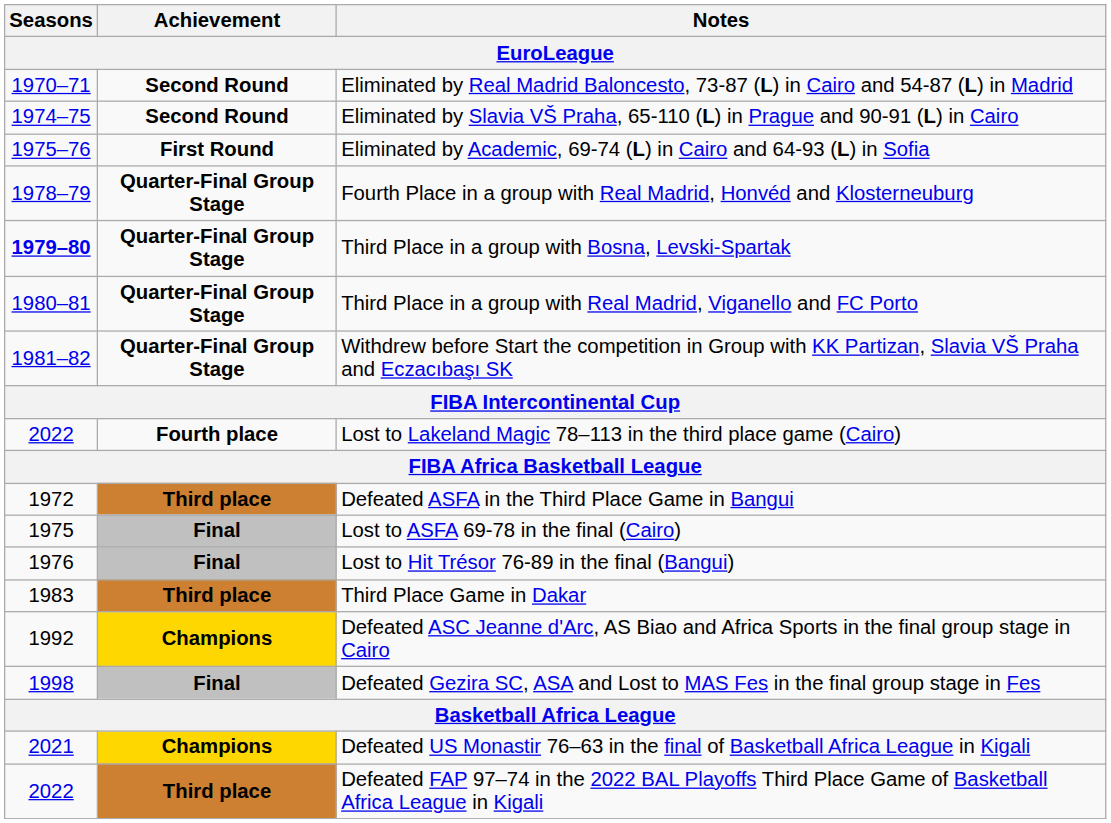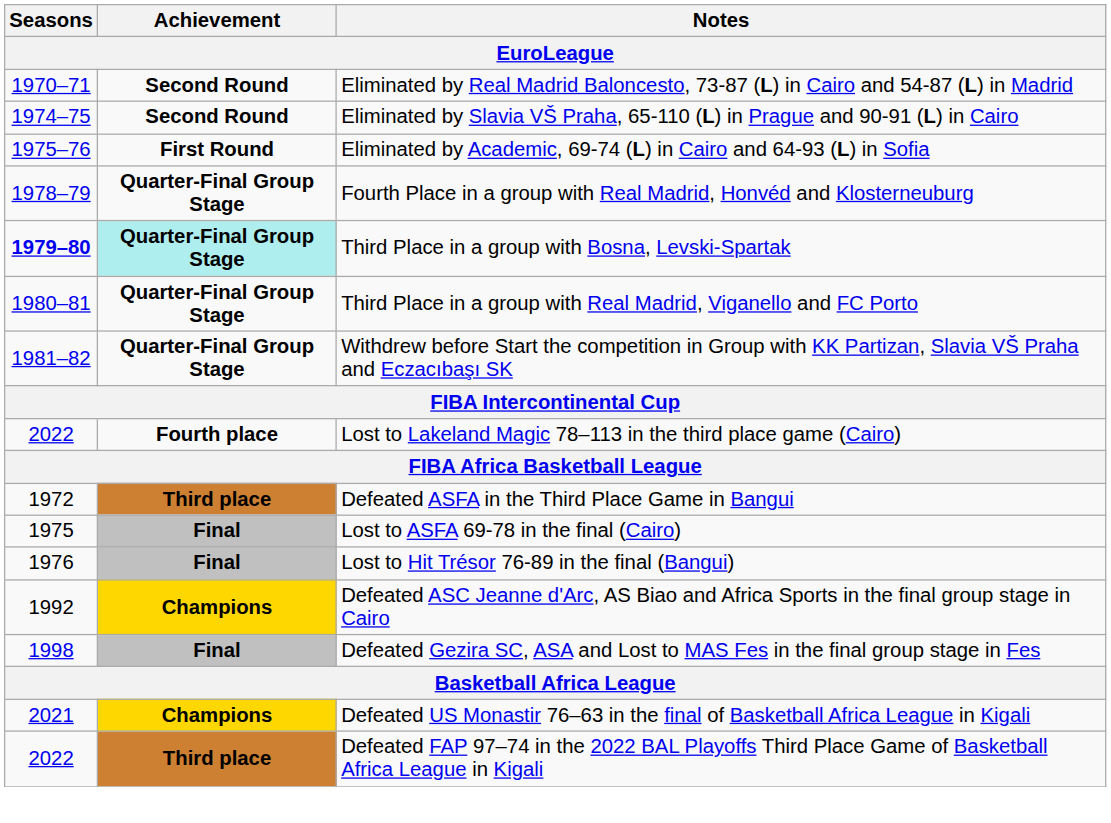(217, 248) no background -> (217, 248) paleturquoise background
- row: (464, 595)
